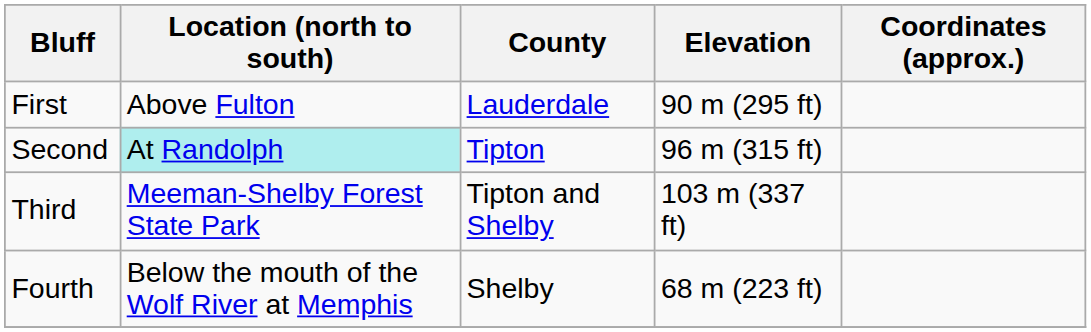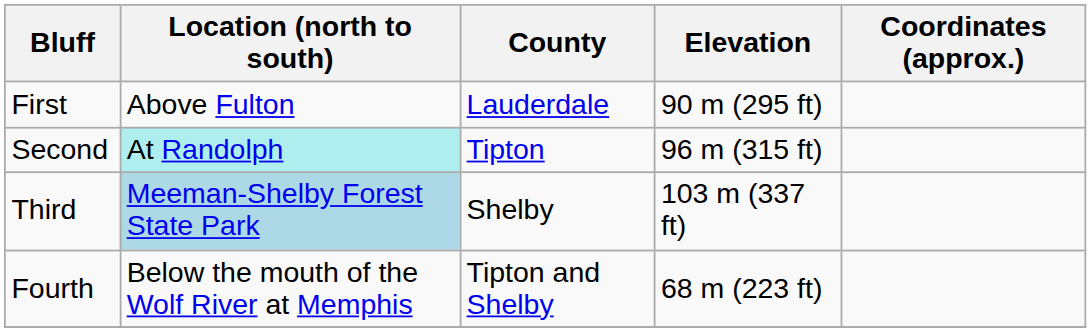(275, 210) no background -> (275, 210) lightblue background
(533, 210) Tipton and Shelby -> (510, 210) Shelby
(510, 287) Shelby -> (533, 287) Tipton and Shelby
